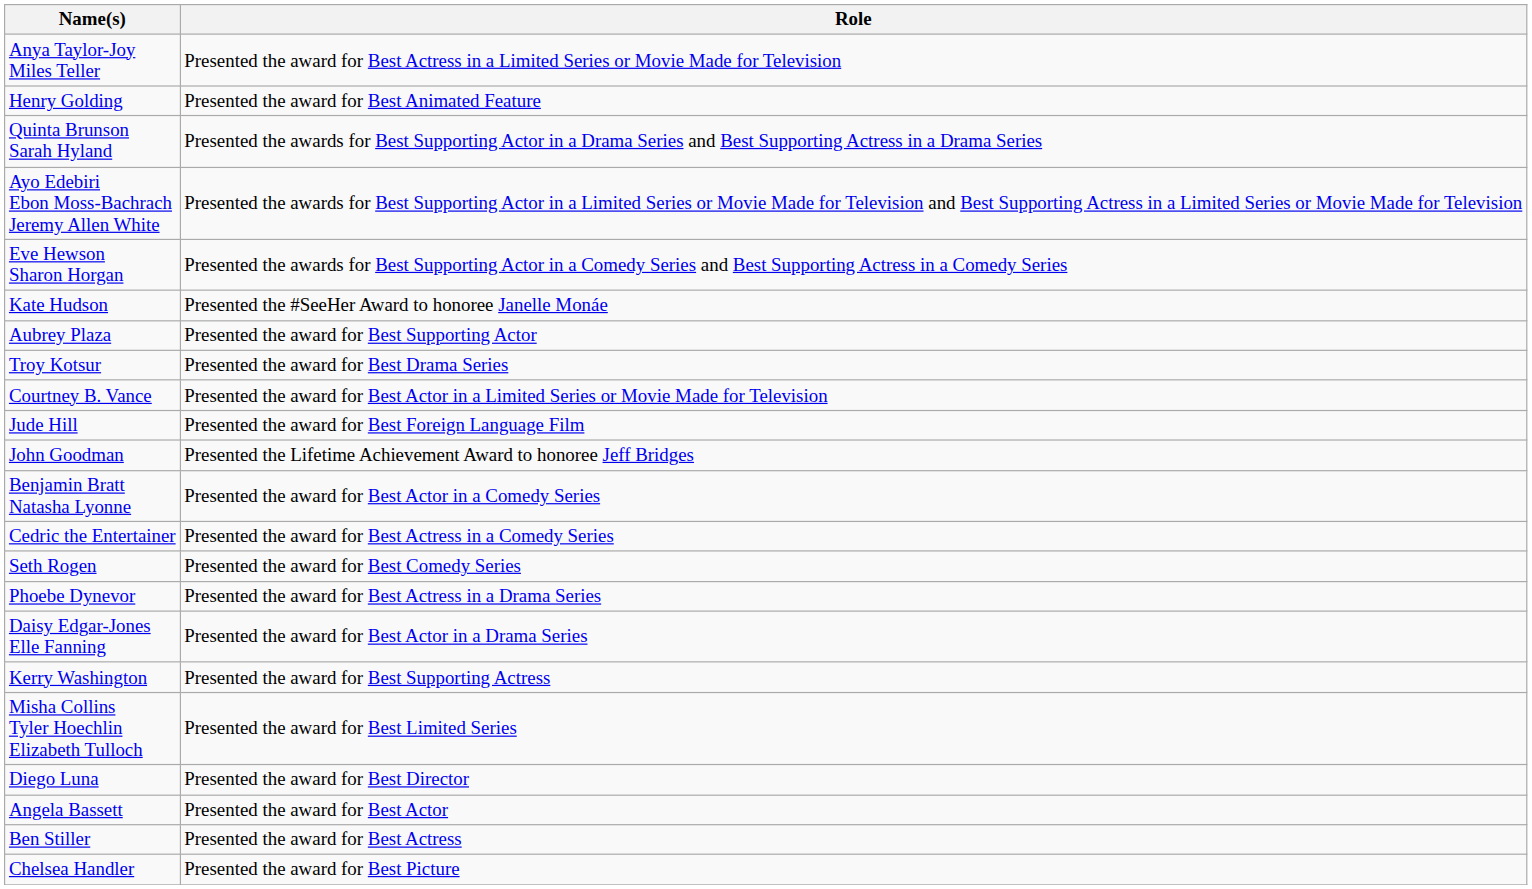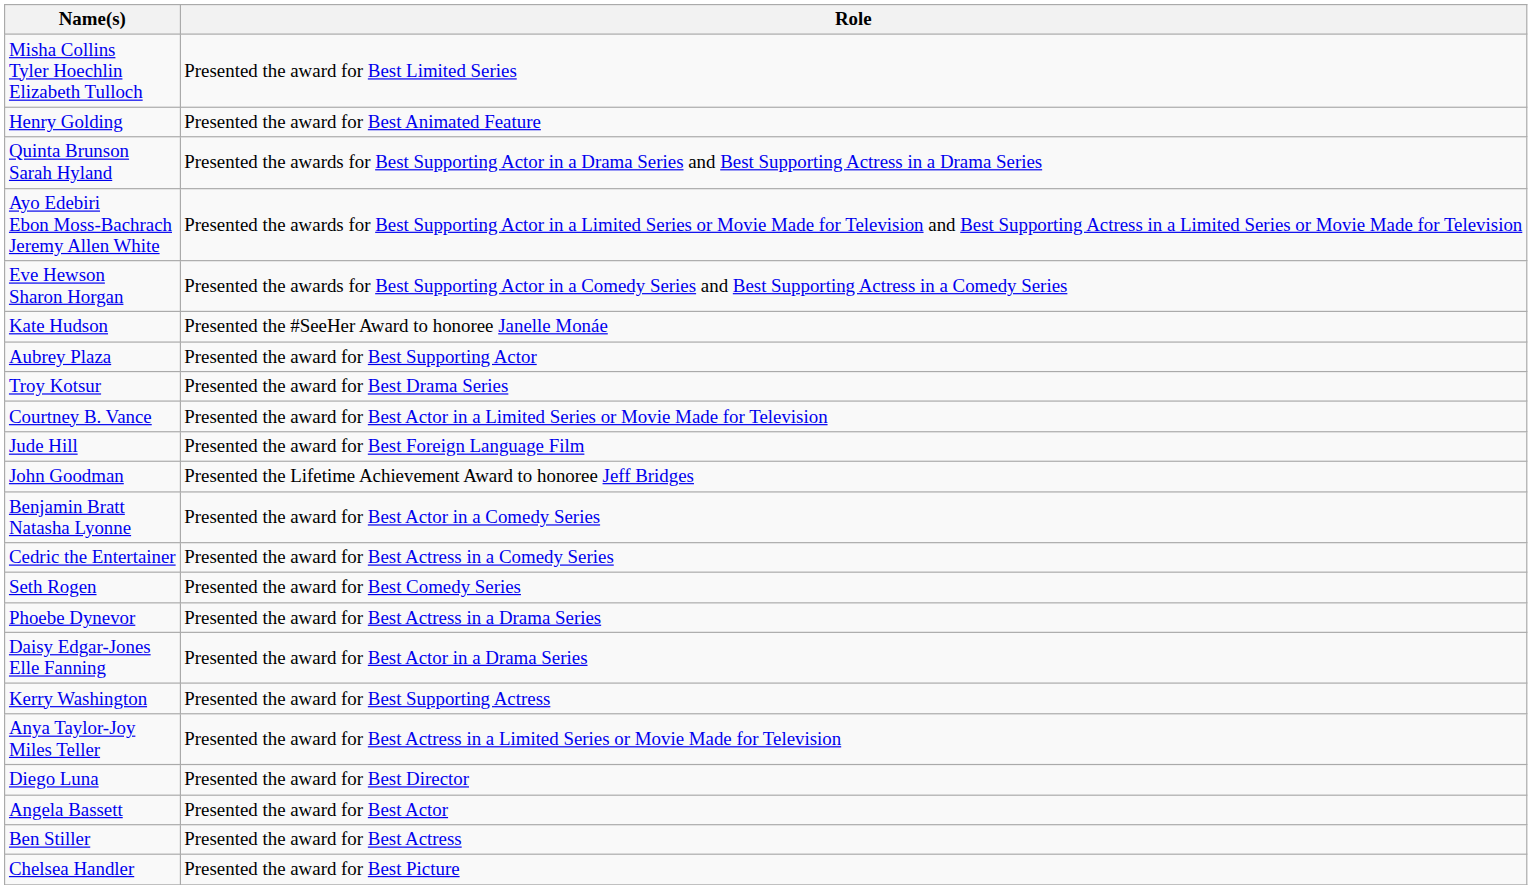rows swapped: (72, 60) <-> (76, 728)
